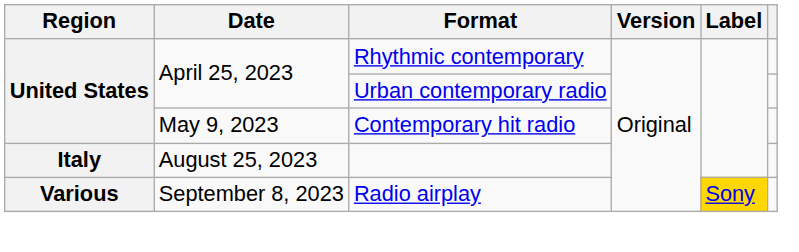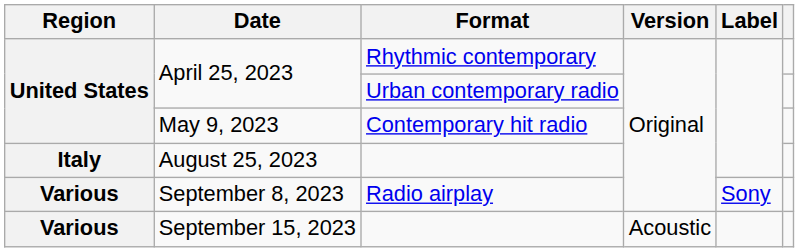(730, 194) gold background -> (746, 194) no background
+ row: (257, 228)
